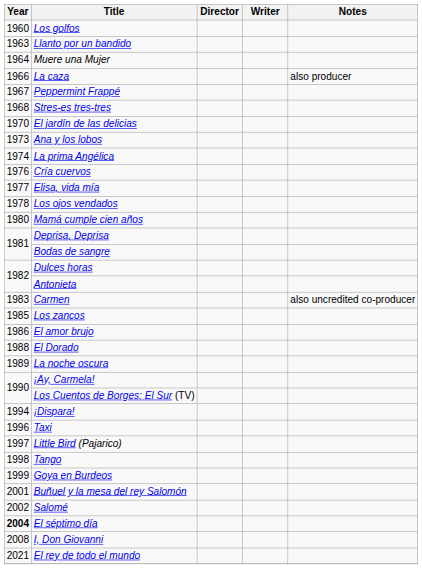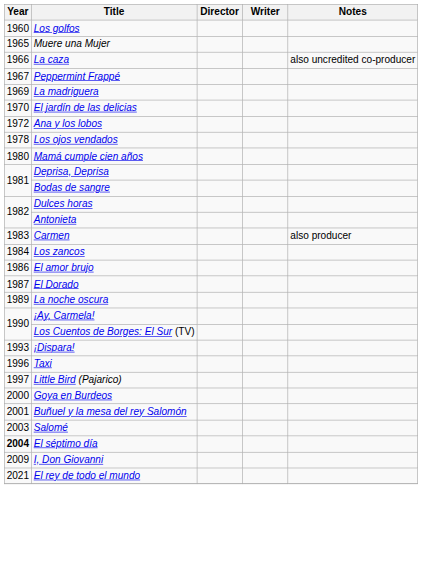- row: (82, 44)
(18, 60) 1964 -> (18, 44) 1965
(321, 76) also producer -> (353, 60) also uncredited co-producer
- row: (72, 108)
+ row: (66, 92)
(18, 140) 1973 -> (18, 124) 1972
- row: (74, 156)
- row: (62, 172)
- row: (66, 188)
(353, 300) also uncredited co-producer -> (321, 236) also producer
(18, 316) 1985 -> (18, 252) 1984
(18, 348) 1988 -> (18, 284) 1987
(18, 412) 1994 -> (18, 348) 1993
- row: (48, 460)
(18, 476) 1999 -> (18, 396) 2000
(18, 508) 2002 -> (18, 428) 2003
(18, 540) 2008 -> (18, 460) 2009
